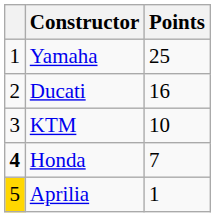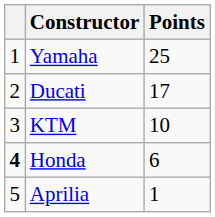(159, 91) 16 -> (159, 91) 17
(154, 160) 7 -> (154, 160) 6
(15, 194) gold background -> (15, 194) no background
